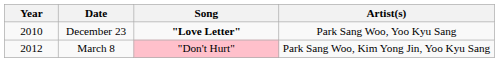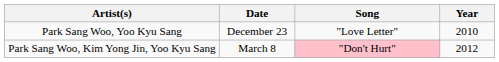columns swapped: (31, 13) <-> (386, 13)
(206, 31) bold -> (367, 31) normal
